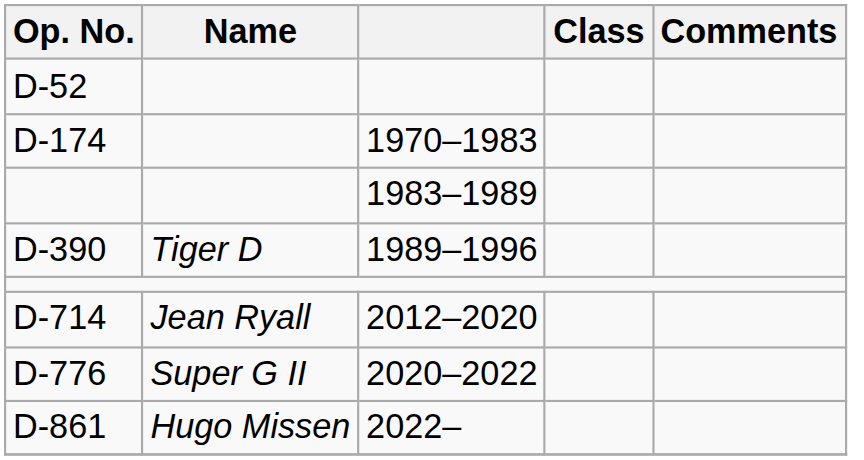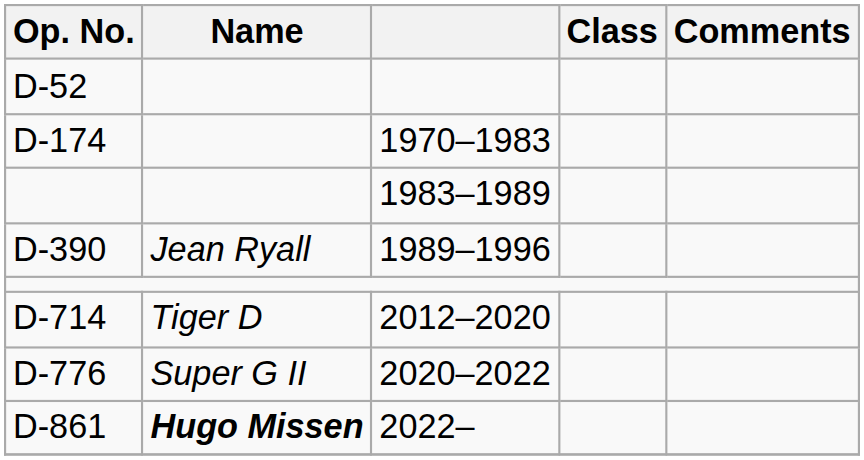(206, 248) Tiger D -> (230, 248) Jean Ryall
(230, 318) Jean Ryall -> (206, 318) Tiger D
(250, 427) normal -> (257, 427) bold
